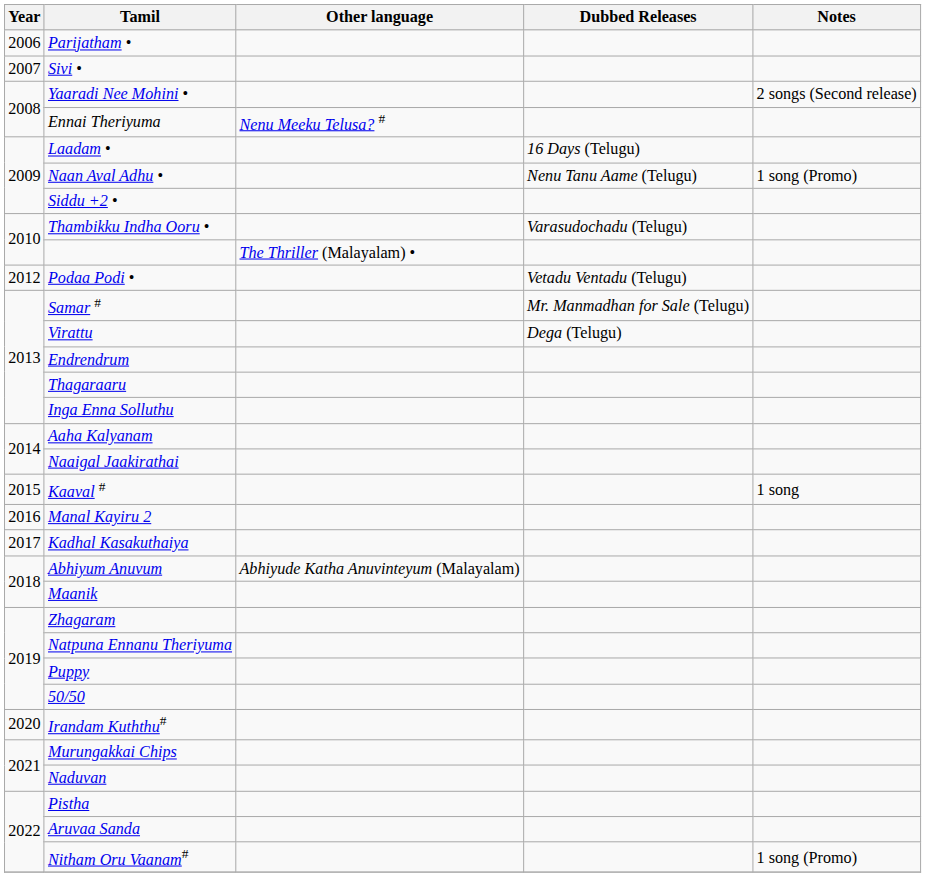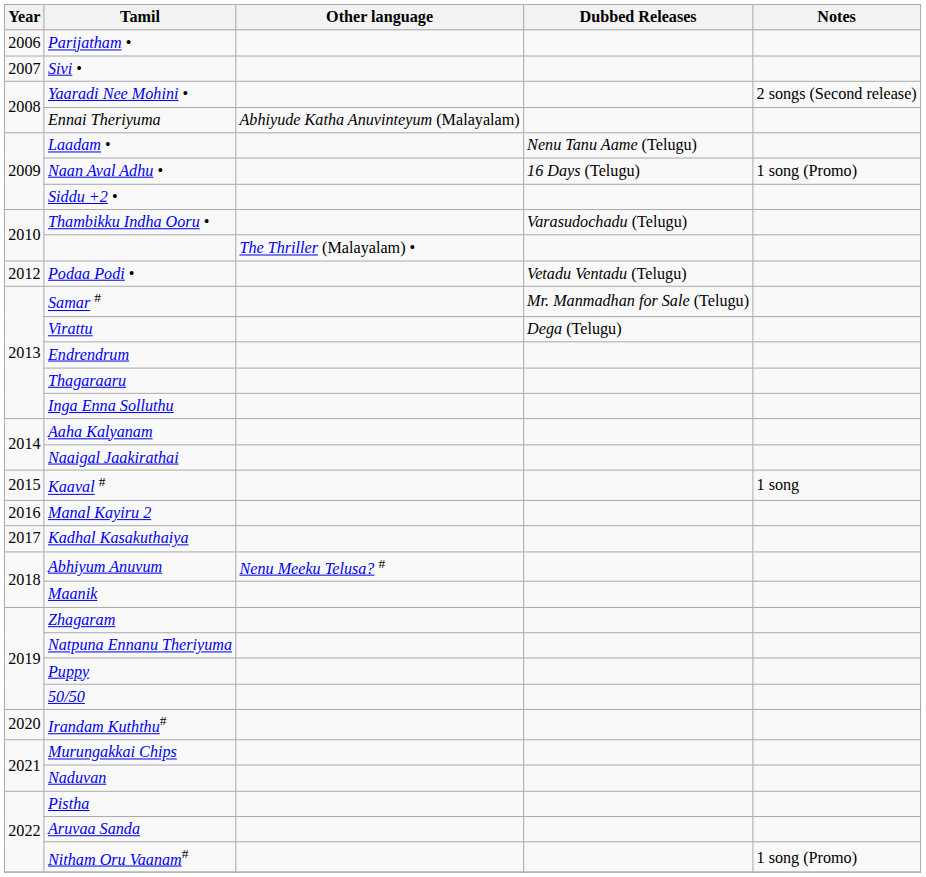(312, 122) Nenu Meeku Telusa? # -> (380, 119) Abhiyude Katha Anuvinteyum (Malayalam)
(584, 149) 16 Days (Telugu) -> (612, 145) Nenu Tanu Aame (Telugu)
(612, 175) Nenu Tanu Aame (Telugu) -> (584, 171) 16 Days (Telugu)
(380, 568) Abhiyude Katha Anuvinteyum (Malayalam) -> (312, 566) Nenu Meeku Telusa? #
